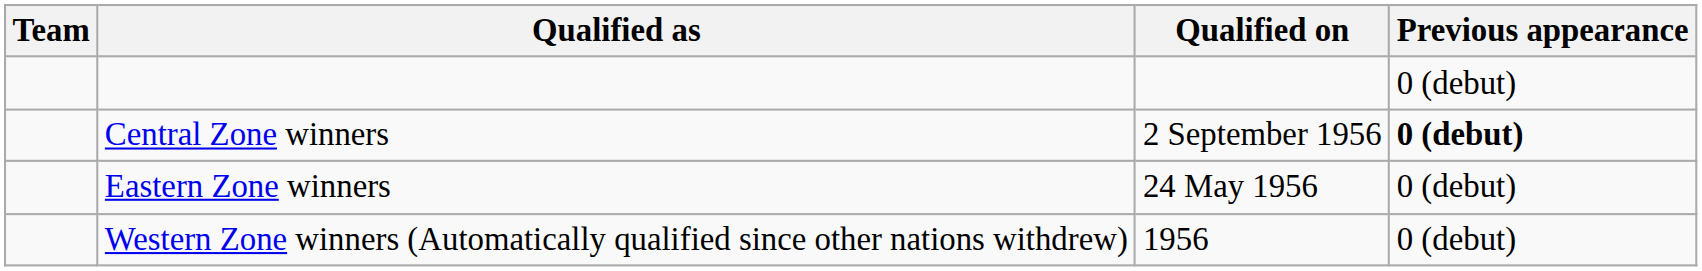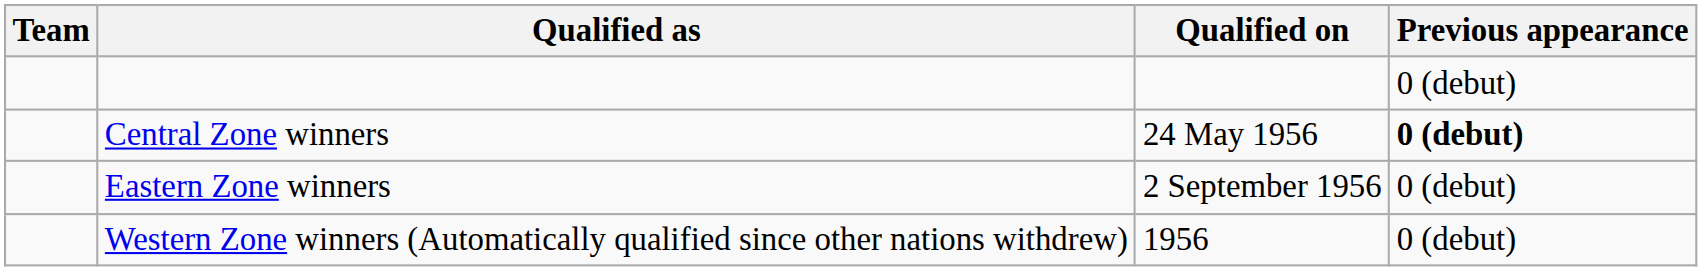(1262, 134) 2 September 1956 -> (1230, 134) 24 May 1956
(1230, 186) 24 May 1956 -> (1262, 186) 2 September 1956
